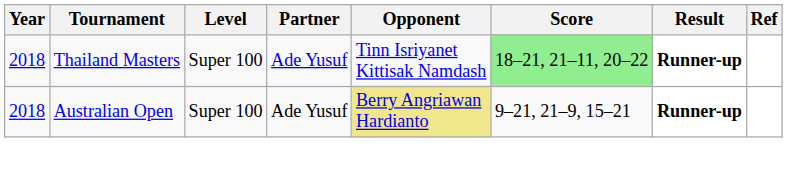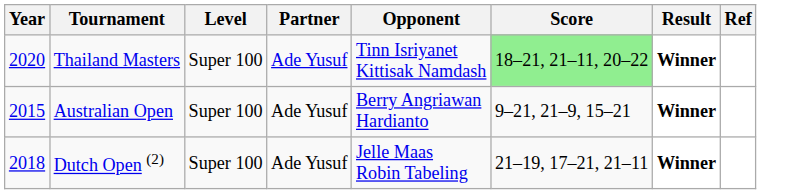(27, 60) 2018 -> (27, 60) 2020
(699, 60) Runner-up -> (686, 60) Winner
(27, 111) 2018 -> (27, 111) 2015
(419, 111) khaki background -> (419, 111) no background
(699, 111) Runner-up -> (686, 111) Winner
+ row: (109, 163)
